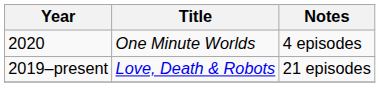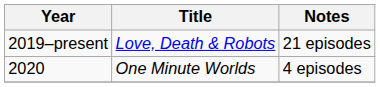rows swapped: (26, 43) <-> (58, 69)
